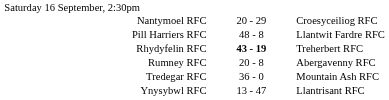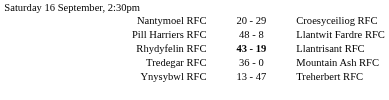(330, 48) Treherbert RFC -> (330, 48) Llantrisant RFC
- row: (177, 62)
(330, 90) Llantrisant RFC -> (330, 76) Treherbert RFC
